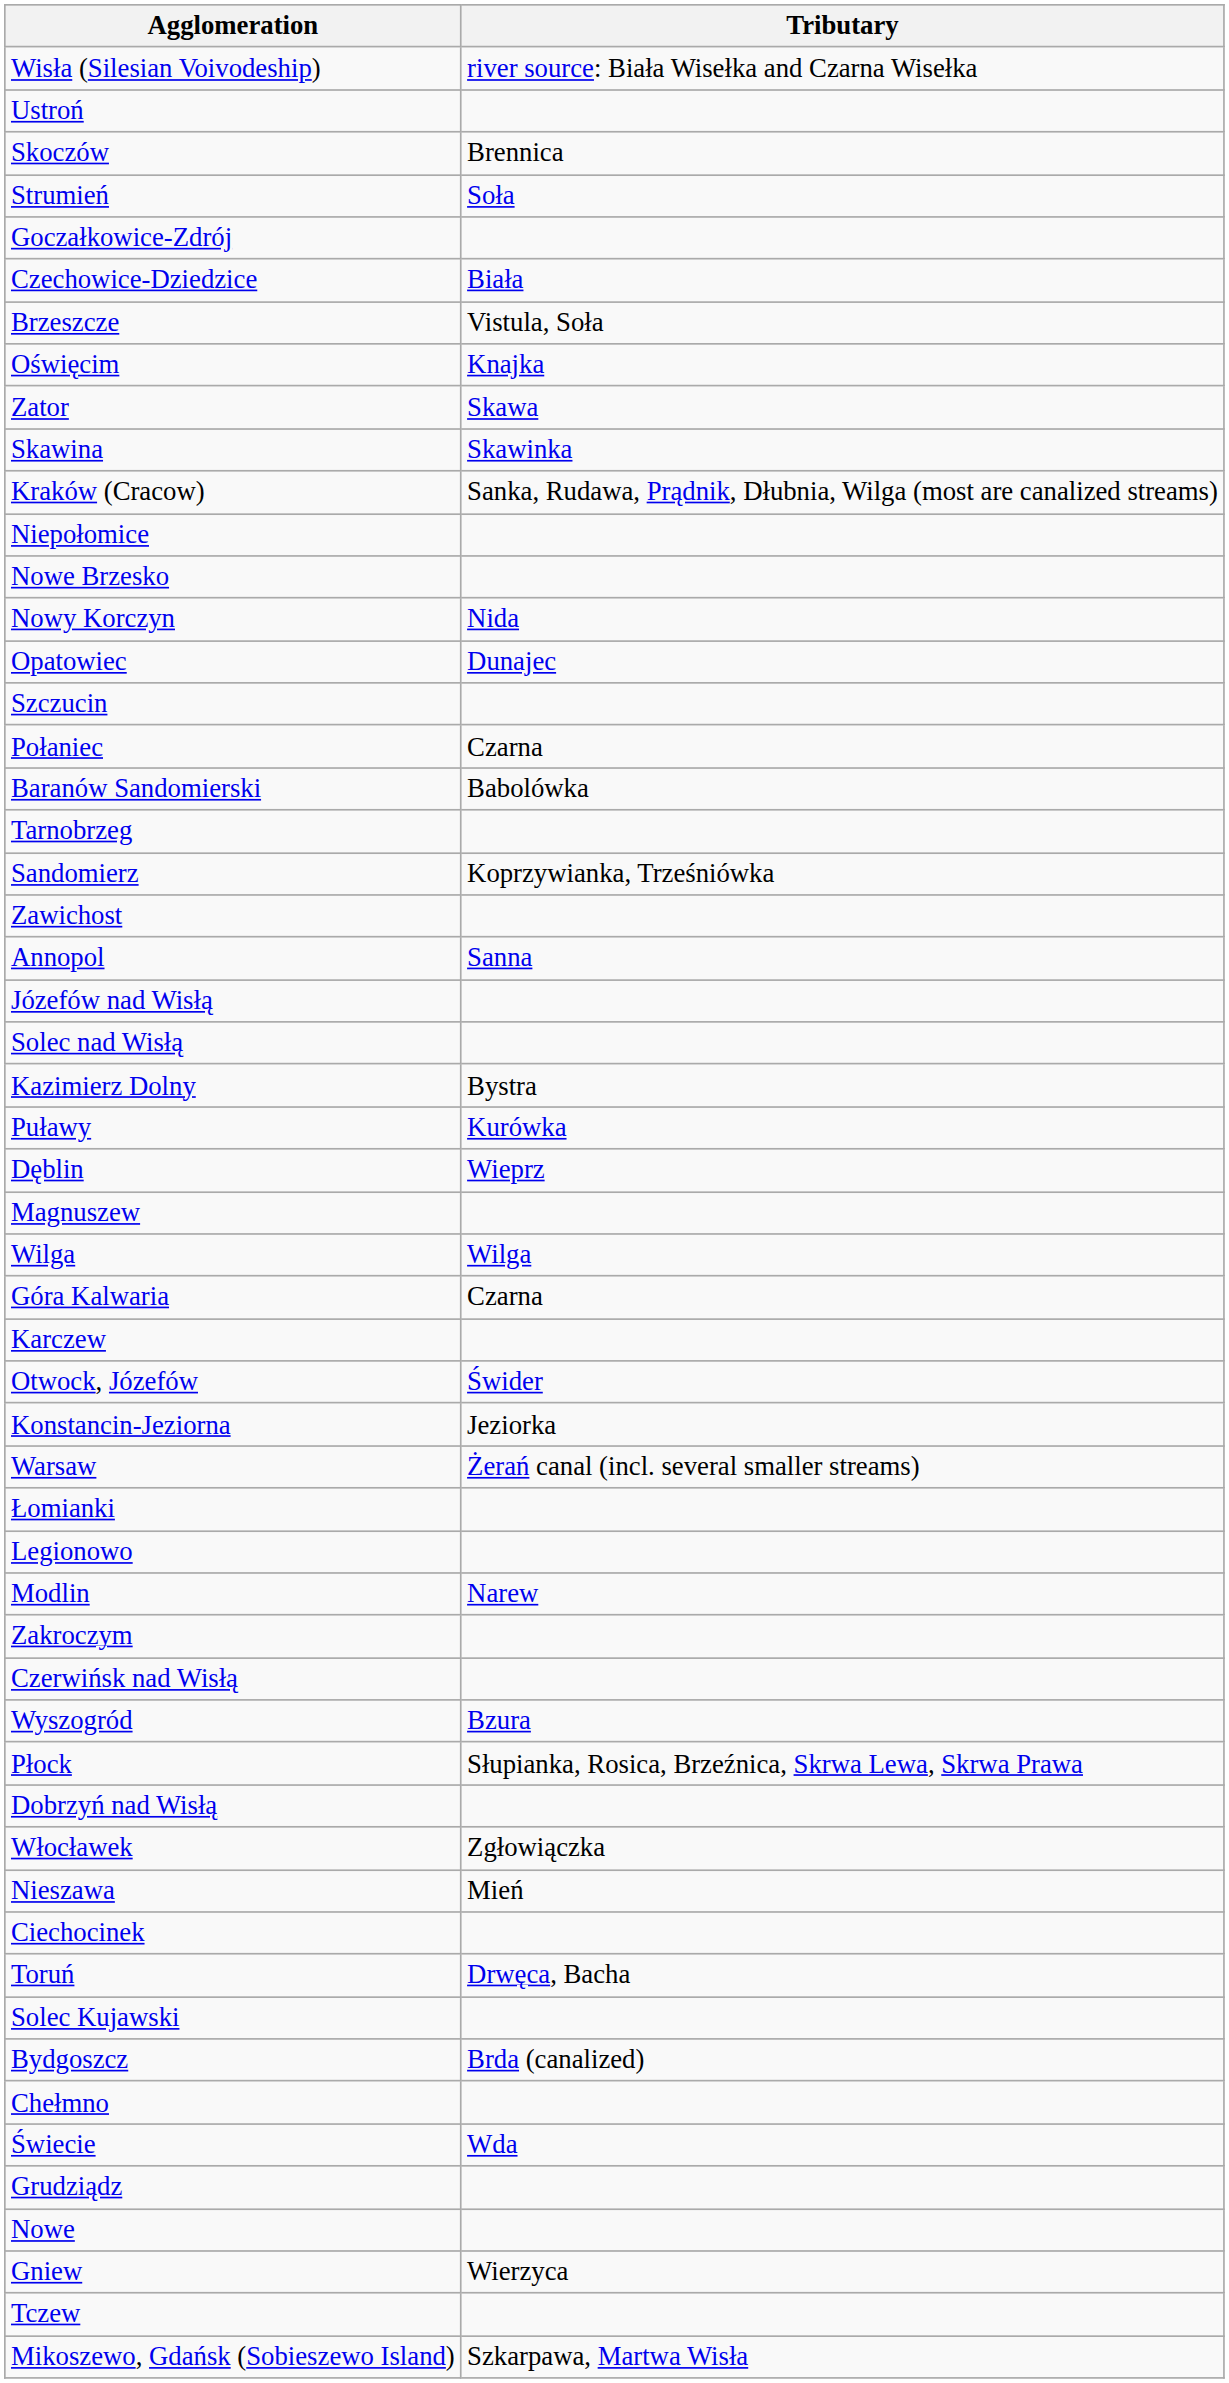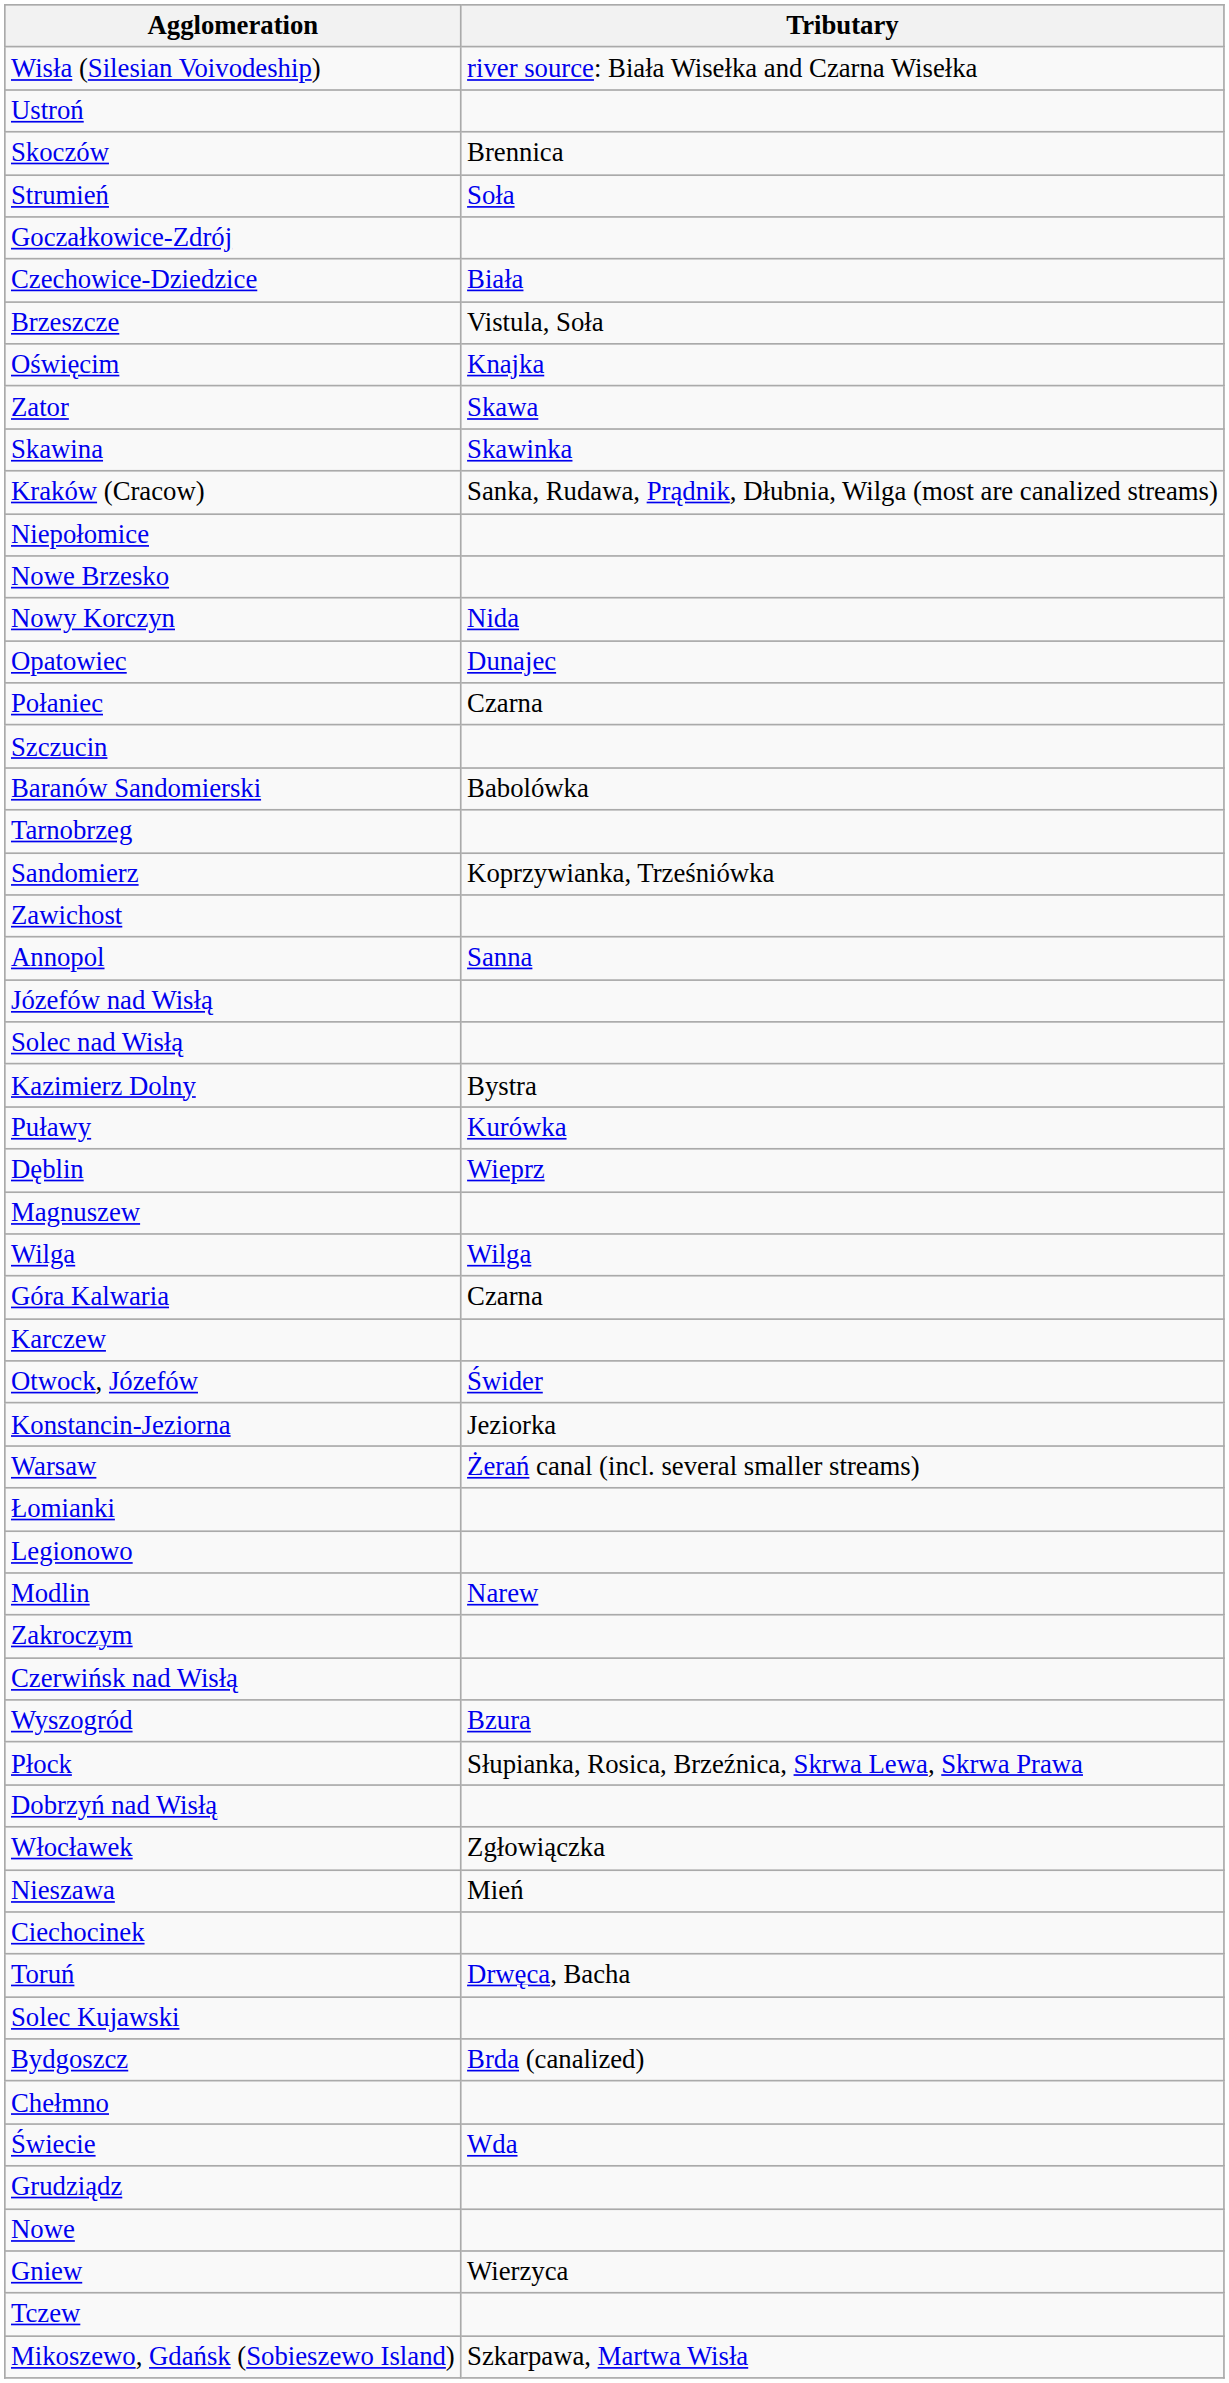rows swapped: (59, 703) <-> (57, 746)
